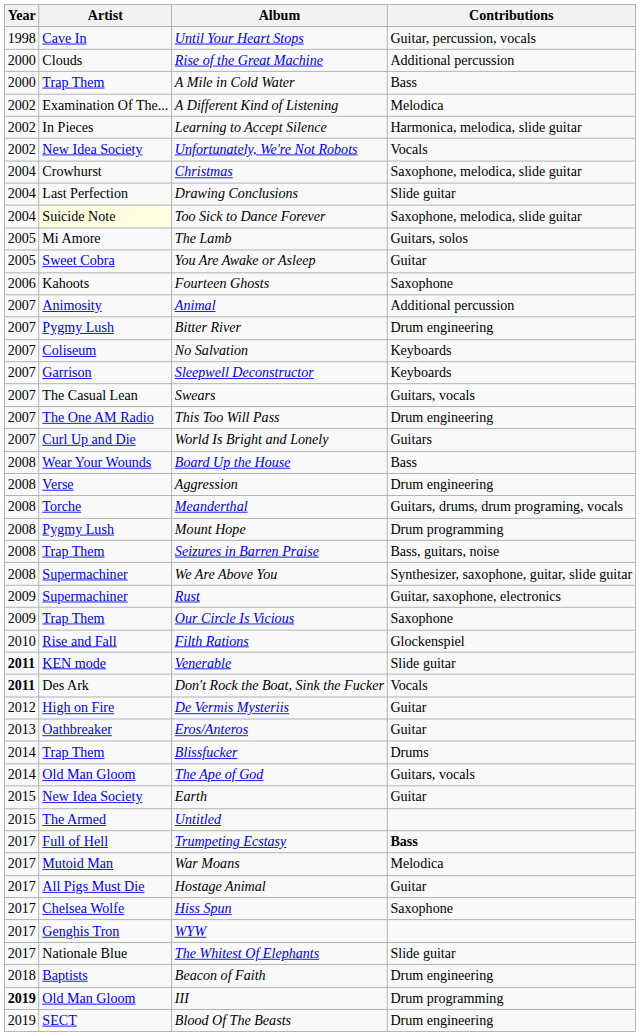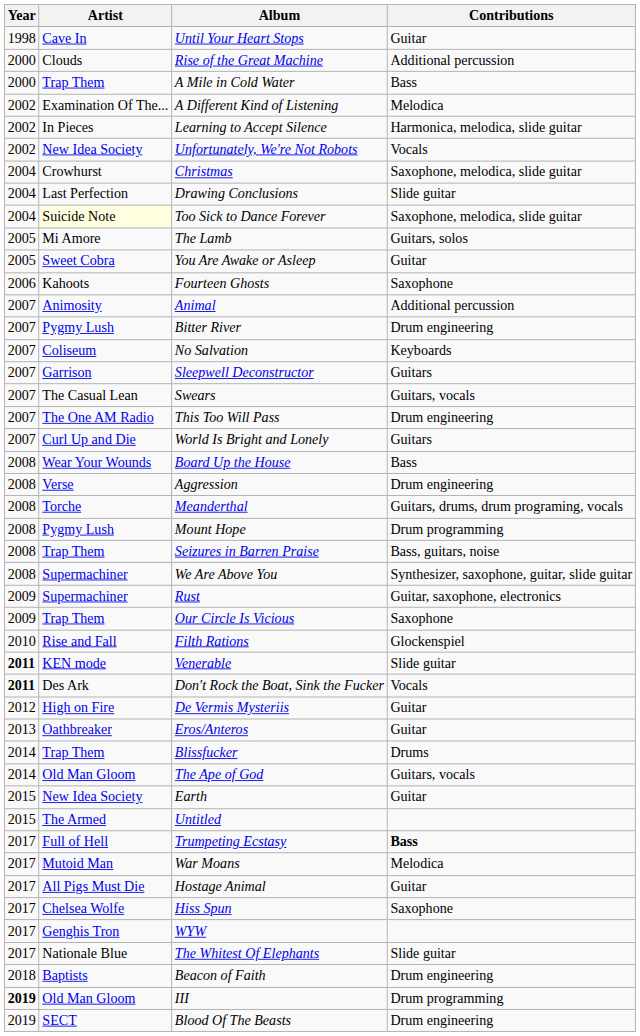(463, 37) Guitar, percussion, vocals -> (408, 37) Guitar
(421, 372) Keyboards -> (411, 372) Guitars
